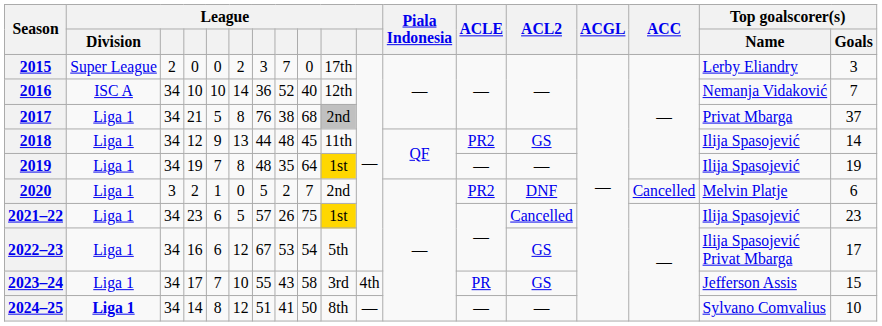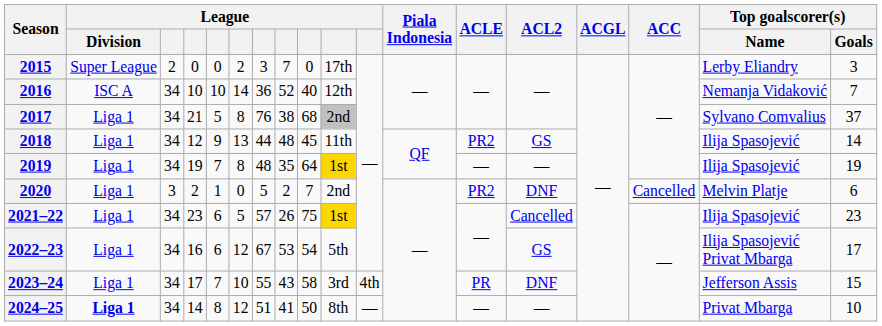(747, 116) Privat Mbarga -> (764, 116) Sylvano Comvalius
(542, 283) GS -> (542, 283) DNF
(764, 308) Sylvano Comvalius -> (747, 308) Privat Mbarga
